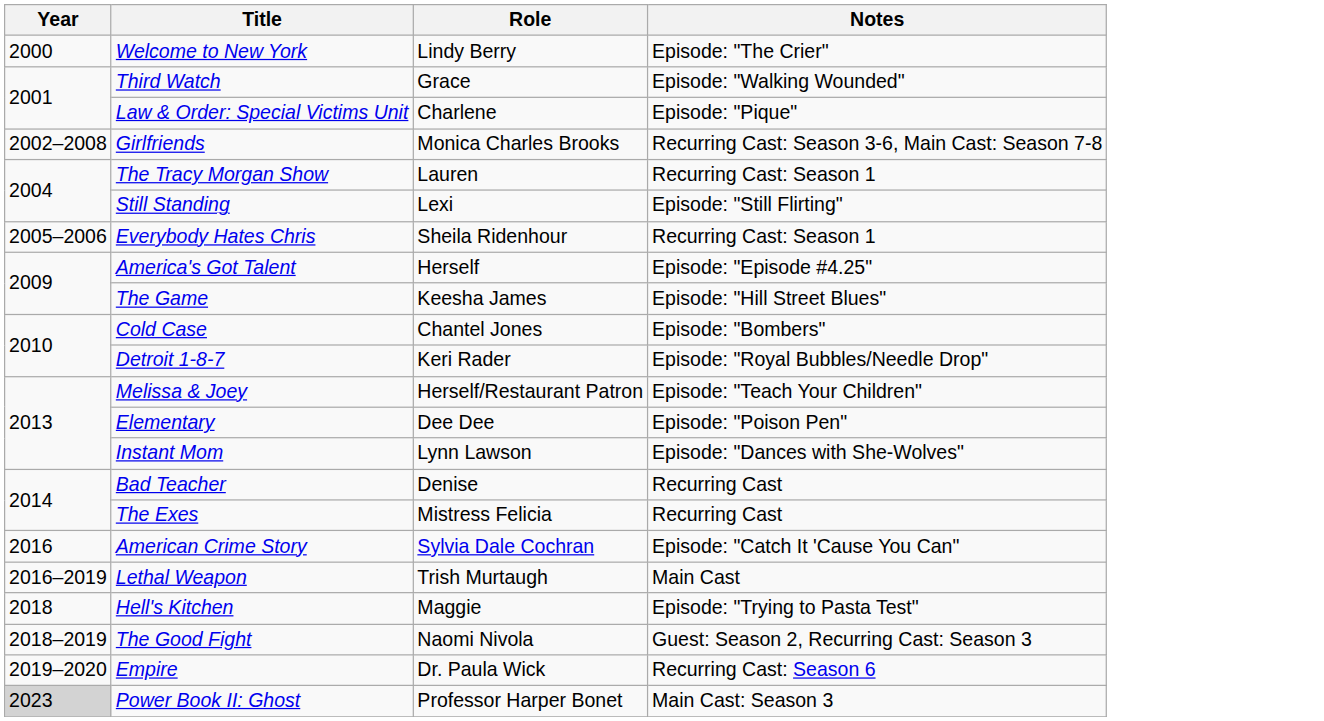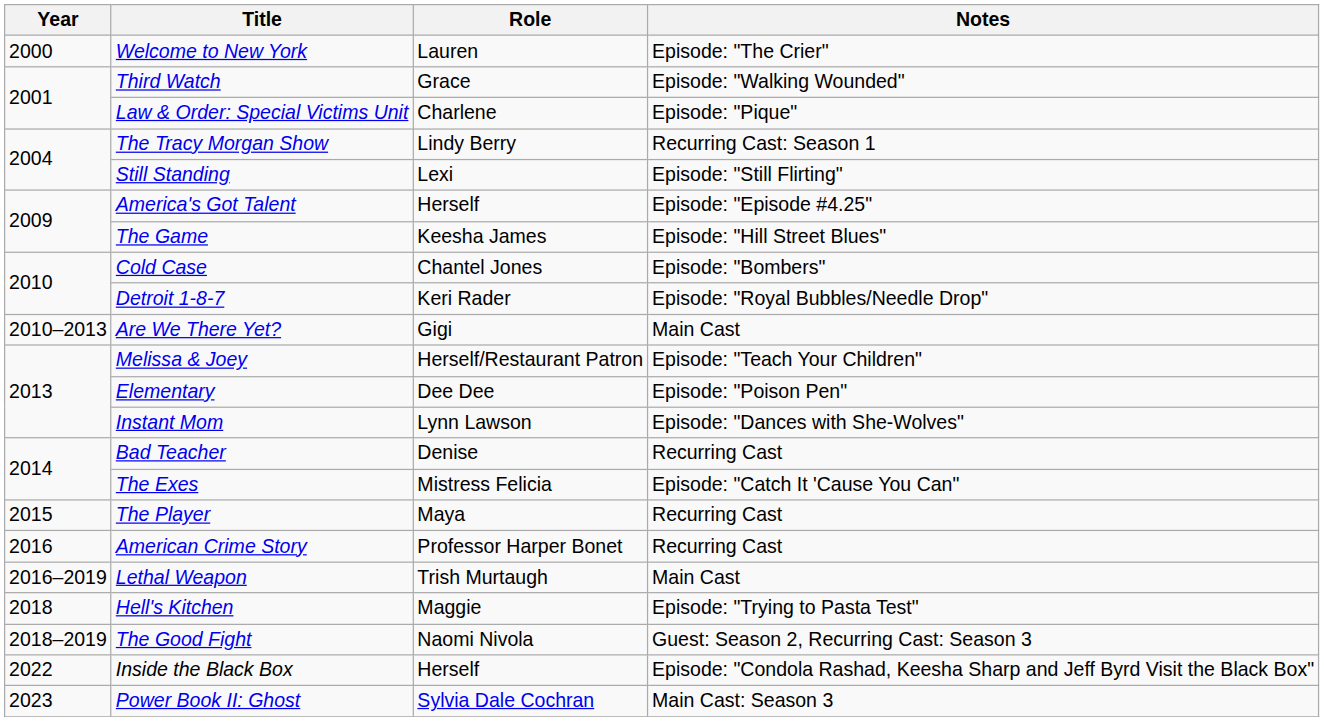(467, 50) Lindy Berry -> (448, 50) Lauren
- row: (160, 143)
(448, 174) Lauren -> (467, 143) Lindy Berry
- row: (216, 236)
+ row: (198, 329)
(717, 515) Recurring Cast -> (806, 484) Episode: "Catch It 'Cause You Can"
+ row: (163, 515)
(506, 546) Sylvia Dale Cochran -> (520, 546) Professor Harper Bonet
(806, 546) Episode: "Catch It 'Cause You Can" -> (717, 546) Recurring Cast
- row: (147, 670)
+ row: (204, 670)
(31, 701) lightgrey background -> (31, 701) no background
(520, 701) Professor Harper Bonet -> (506, 701) Sylvia Dale Cochran
